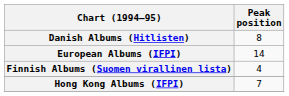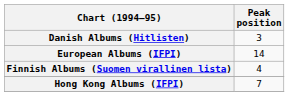(259, 38) 8 -> (259, 38) 3
